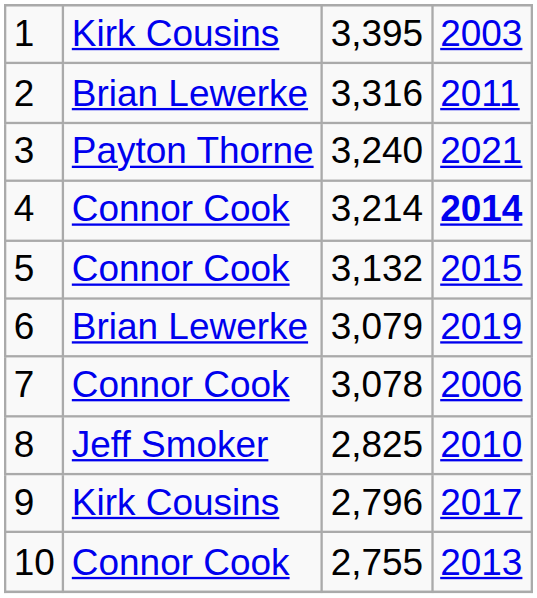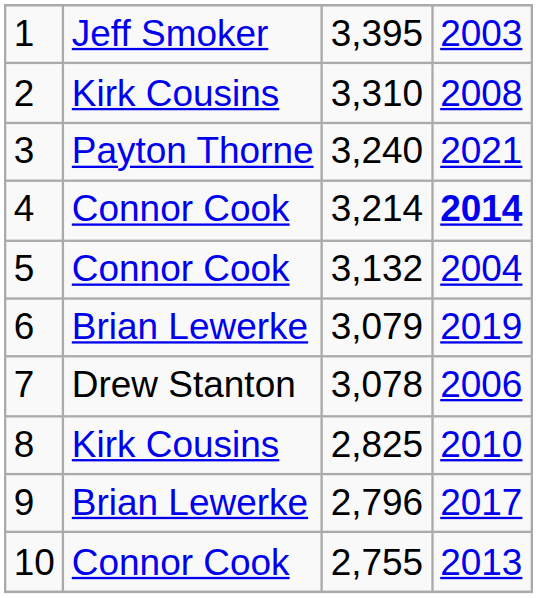(176, 33) Kirk Cousins -> (170, 33) Jeff Smoker
(190, 92) Brian Lewerke -> (176, 92) Kirk Cousins
(377, 92) 3,316 -> (377, 92) 3,310
(480, 92) 2011 -> (481, 92) 2008
(481, 268) 2015 -> (481, 268) 2004
(181, 385) Connor Cook -> (184, 385) Drew Stanton
(170, 444) Jeff Smoker -> (176, 444) Kirk Cousins
(176, 502) Kirk Cousins -> (190, 502) Brian Lewerke
